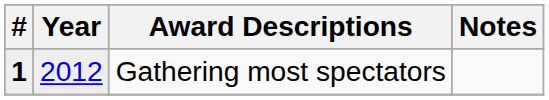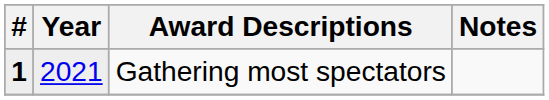(71, 71) 2012 -> (71, 71) 2021
